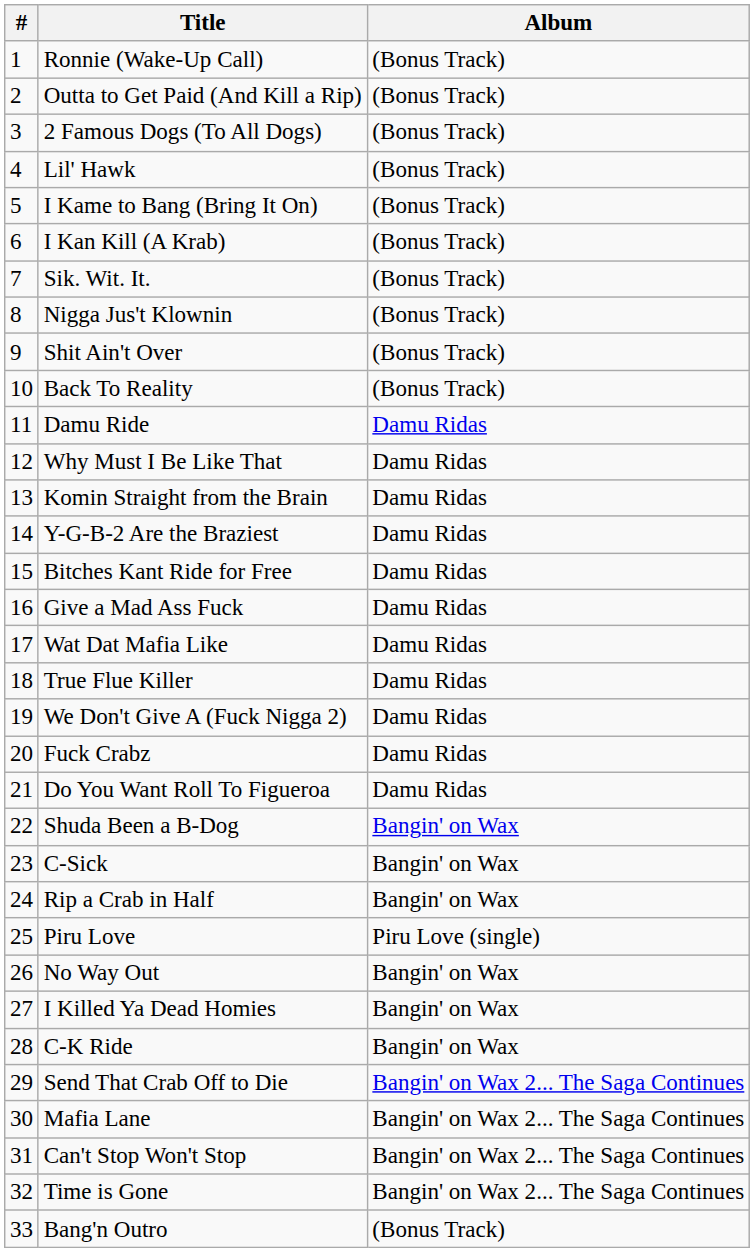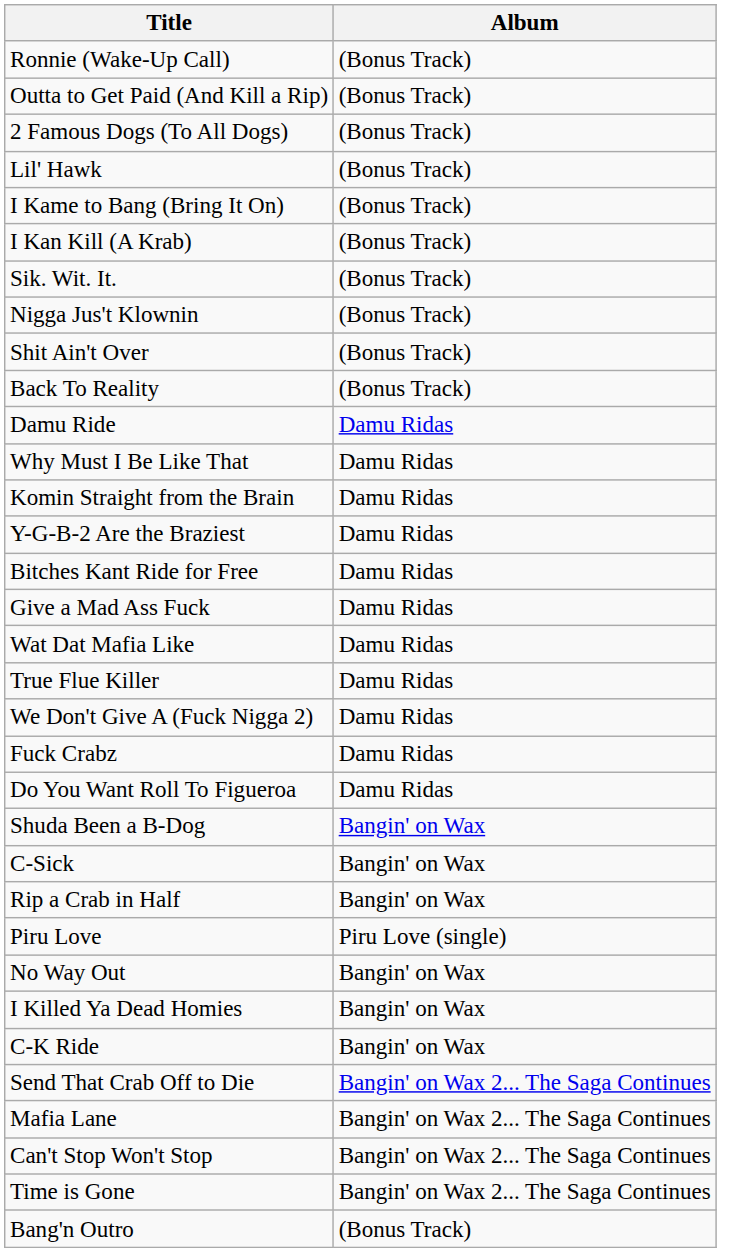- column: (22, 22)
